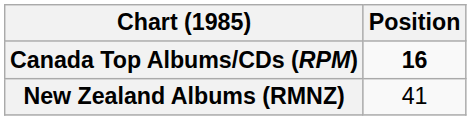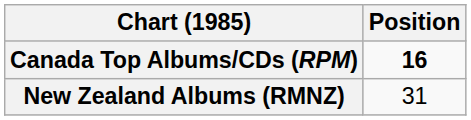(415, 96) 41 -> (415, 96) 31
